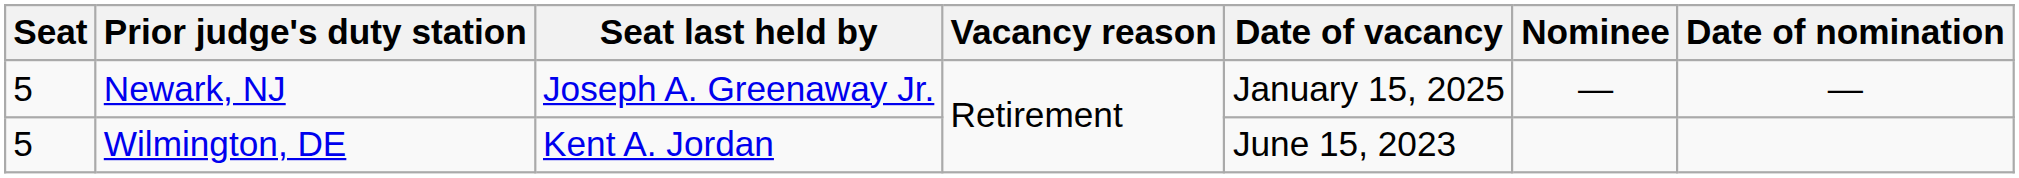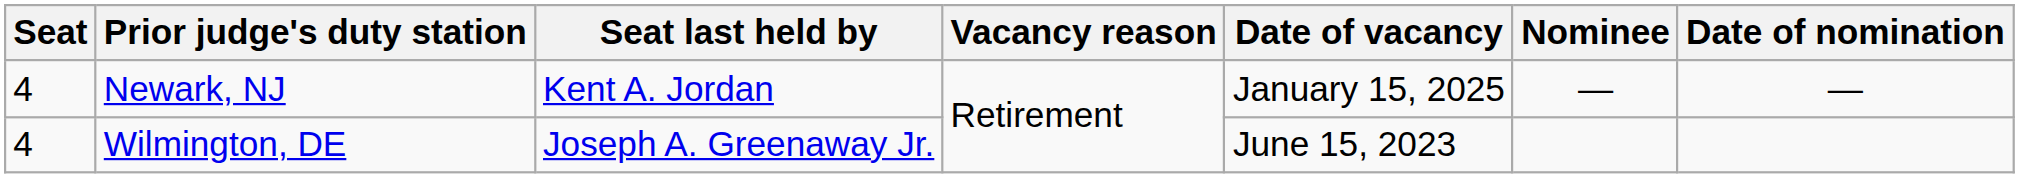(23, 88) 5 -> (23, 88) 4
(739, 88) Joseph A. Greenaway Jr. -> (658, 88) Kent A. Jordan
(23, 144) 5 -> (23, 144) 4
(658, 144) Kent A. Jordan -> (739, 144) Joseph A. Greenaway Jr.
